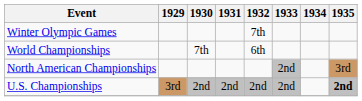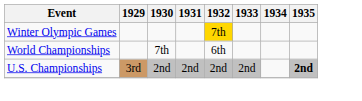(258, 31) no background -> (218, 31) gold background
- row: (82, 68)
